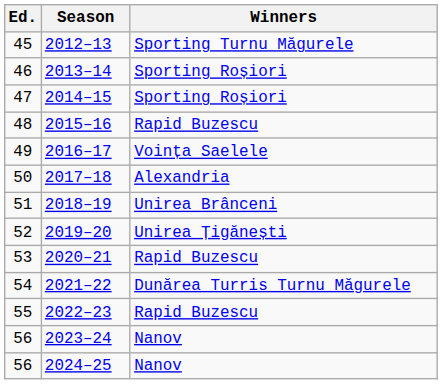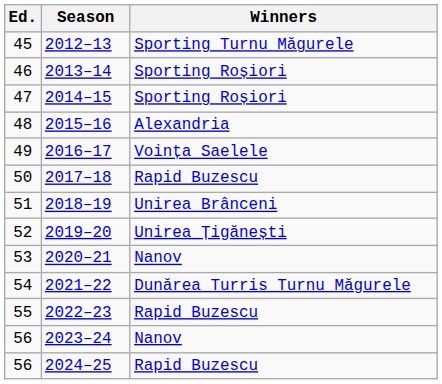(196, 125) Rapid Buzescu -> (182, 125) Alexandria
(182, 178) Alexandria -> (196, 178) Rapid Buzescu
(196, 258) Rapid Buzescu -> (158, 258) Nanov
(158, 365) Nanov -> (196, 365) Rapid Buzescu
